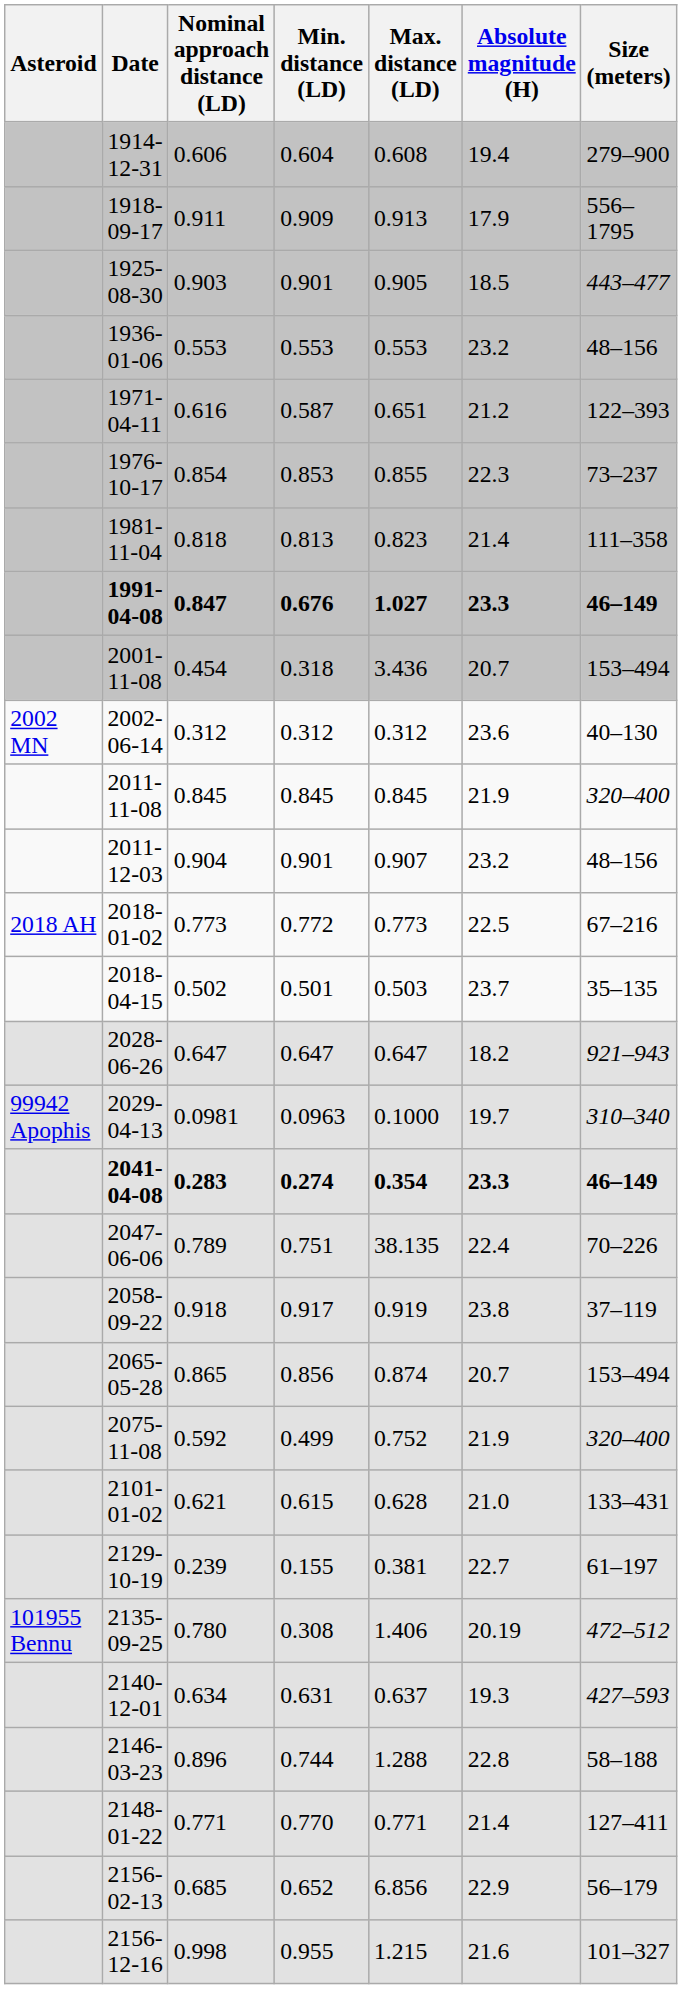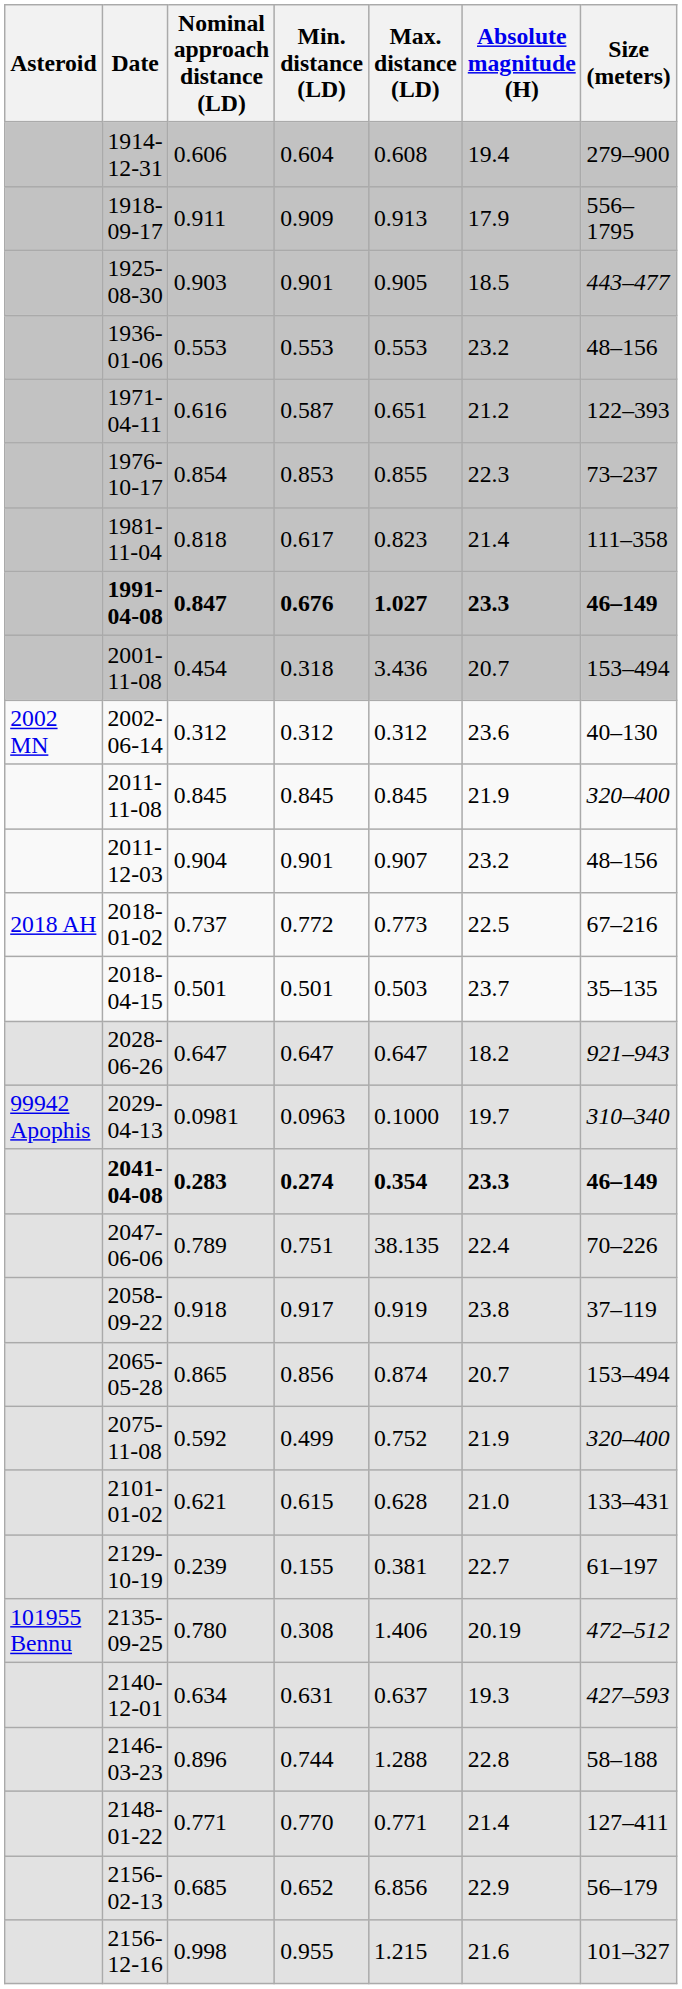(307, 539) 0.813 -> (307, 539) 0.617
(200, 924) 0.773 -> (200, 924) 0.737
(200, 988) 0.502 -> (200, 988) 0.501
